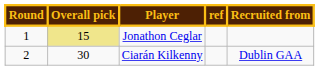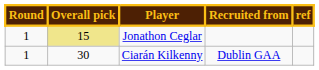columns swapped: (271, 15) <-> (216, 15)
(26, 55) 2 -> (26, 55) 1
